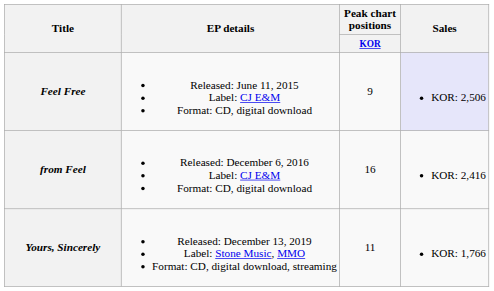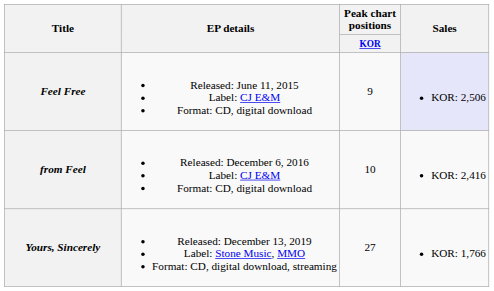(370, 169) 16 -> (370, 169) 10
(370, 247) 11 -> (370, 247) 27
